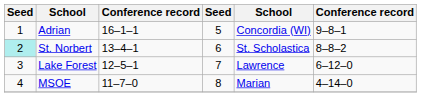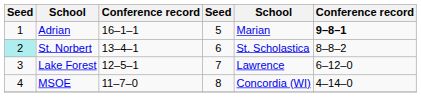(274, 30) Concordia (WI) -> (253, 30) Marian
(331, 30) normal -> (331, 30) bold
(253, 83) Marian -> (274, 83) Concordia (WI)
